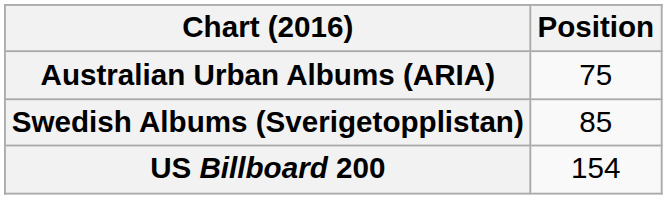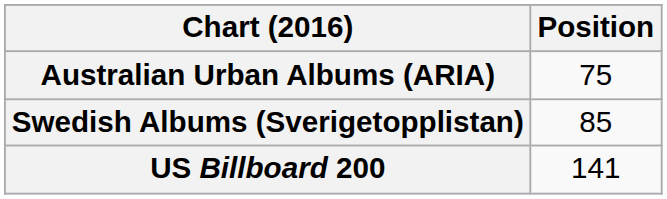(596, 168) 154 -> (596, 168) 141
